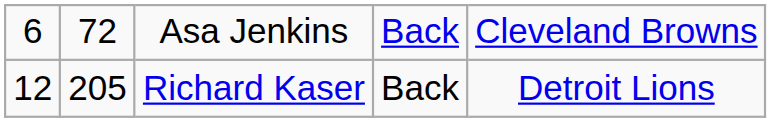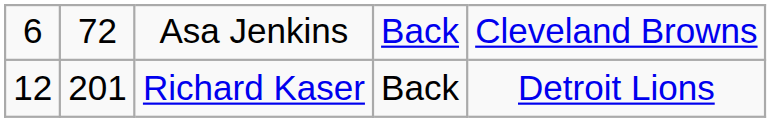(98, 87) 205 -> (98, 87) 201
